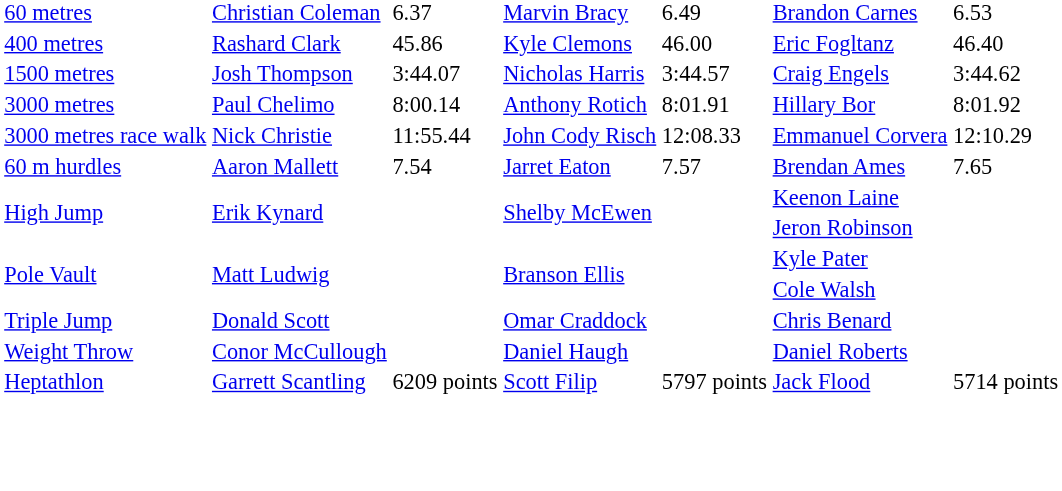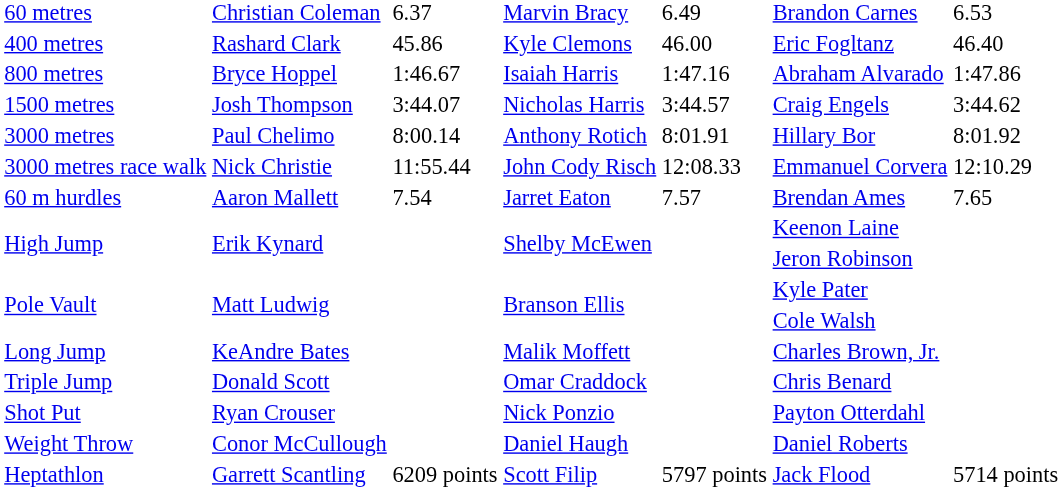+ row: (54, 74)
+ row: (55, 351)
+ row: (42, 412)
